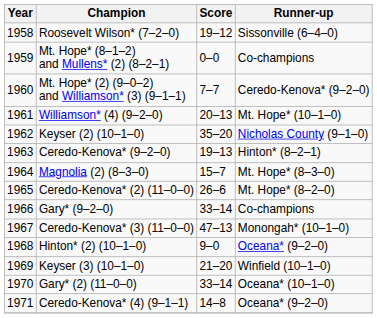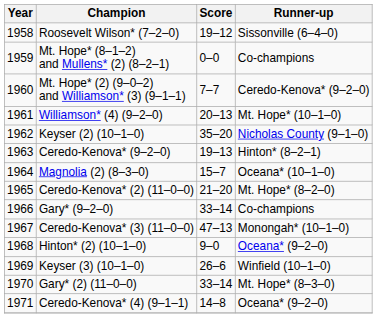(286, 171) Mt. Hope* (8–3–0) -> (286, 171) Oceana* (10–1–0)
(213, 190) 26–6 -> (216, 190) 21–20
(216, 265) 21–20 -> (213, 265) 26–6
(286, 284) Oceana* (10–1–0) -> (286, 284) Mt. Hope* (8–3–0)
